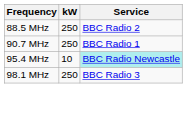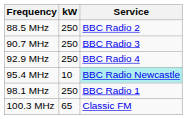(111, 43) BBC Radio 1 -> (111, 43) BBC Radio 3
+ row: (28, 59)
(111, 75) BBC Radio 3 -> (111, 91) BBC Radio 1
+ row: (31, 106)
